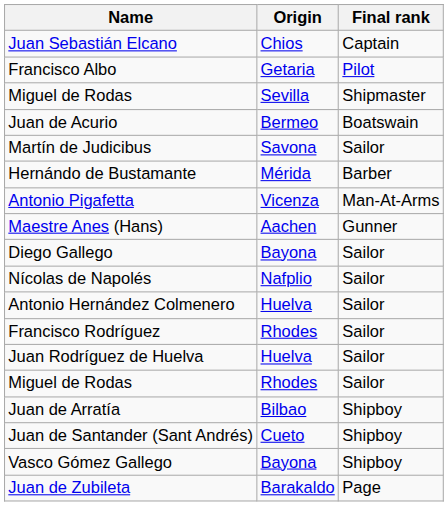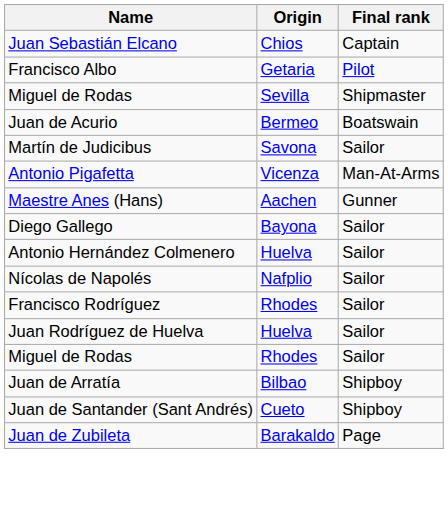- row: (102, 174)
rows swapped: (121, 305) <-> (80, 278)
- row: (90, 461)
